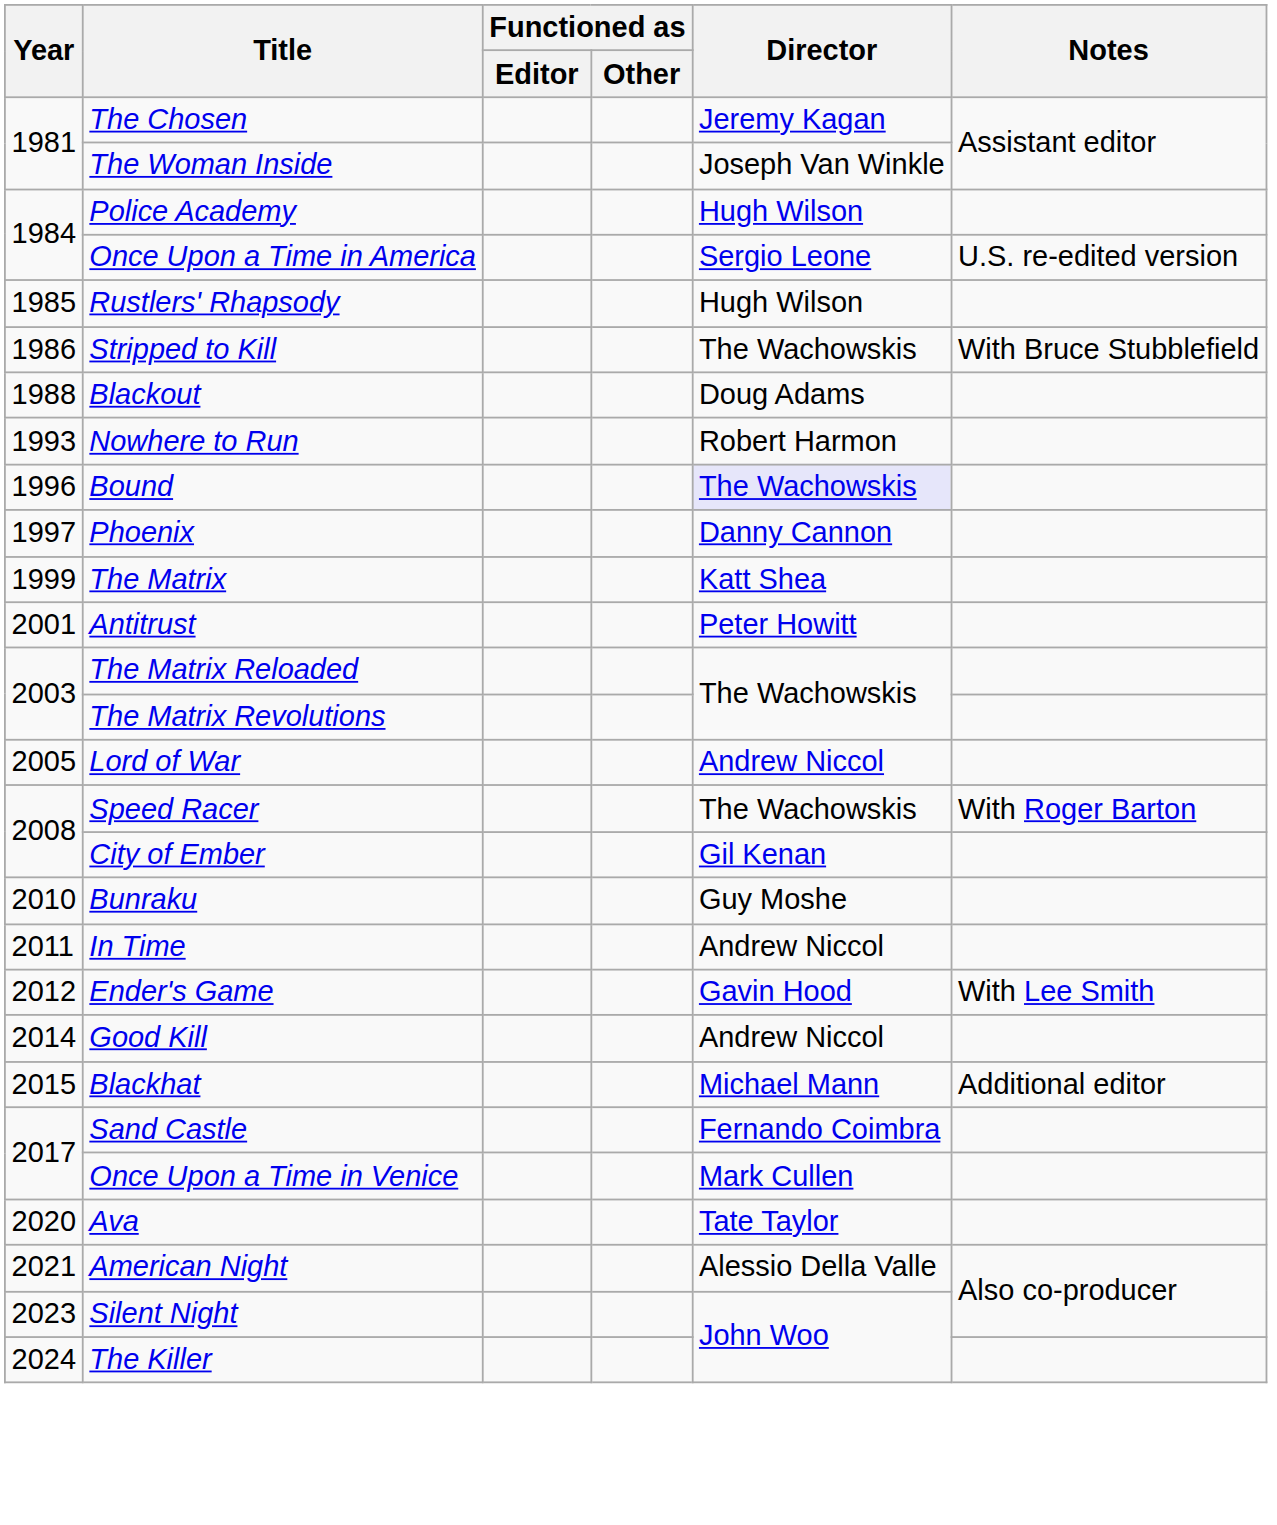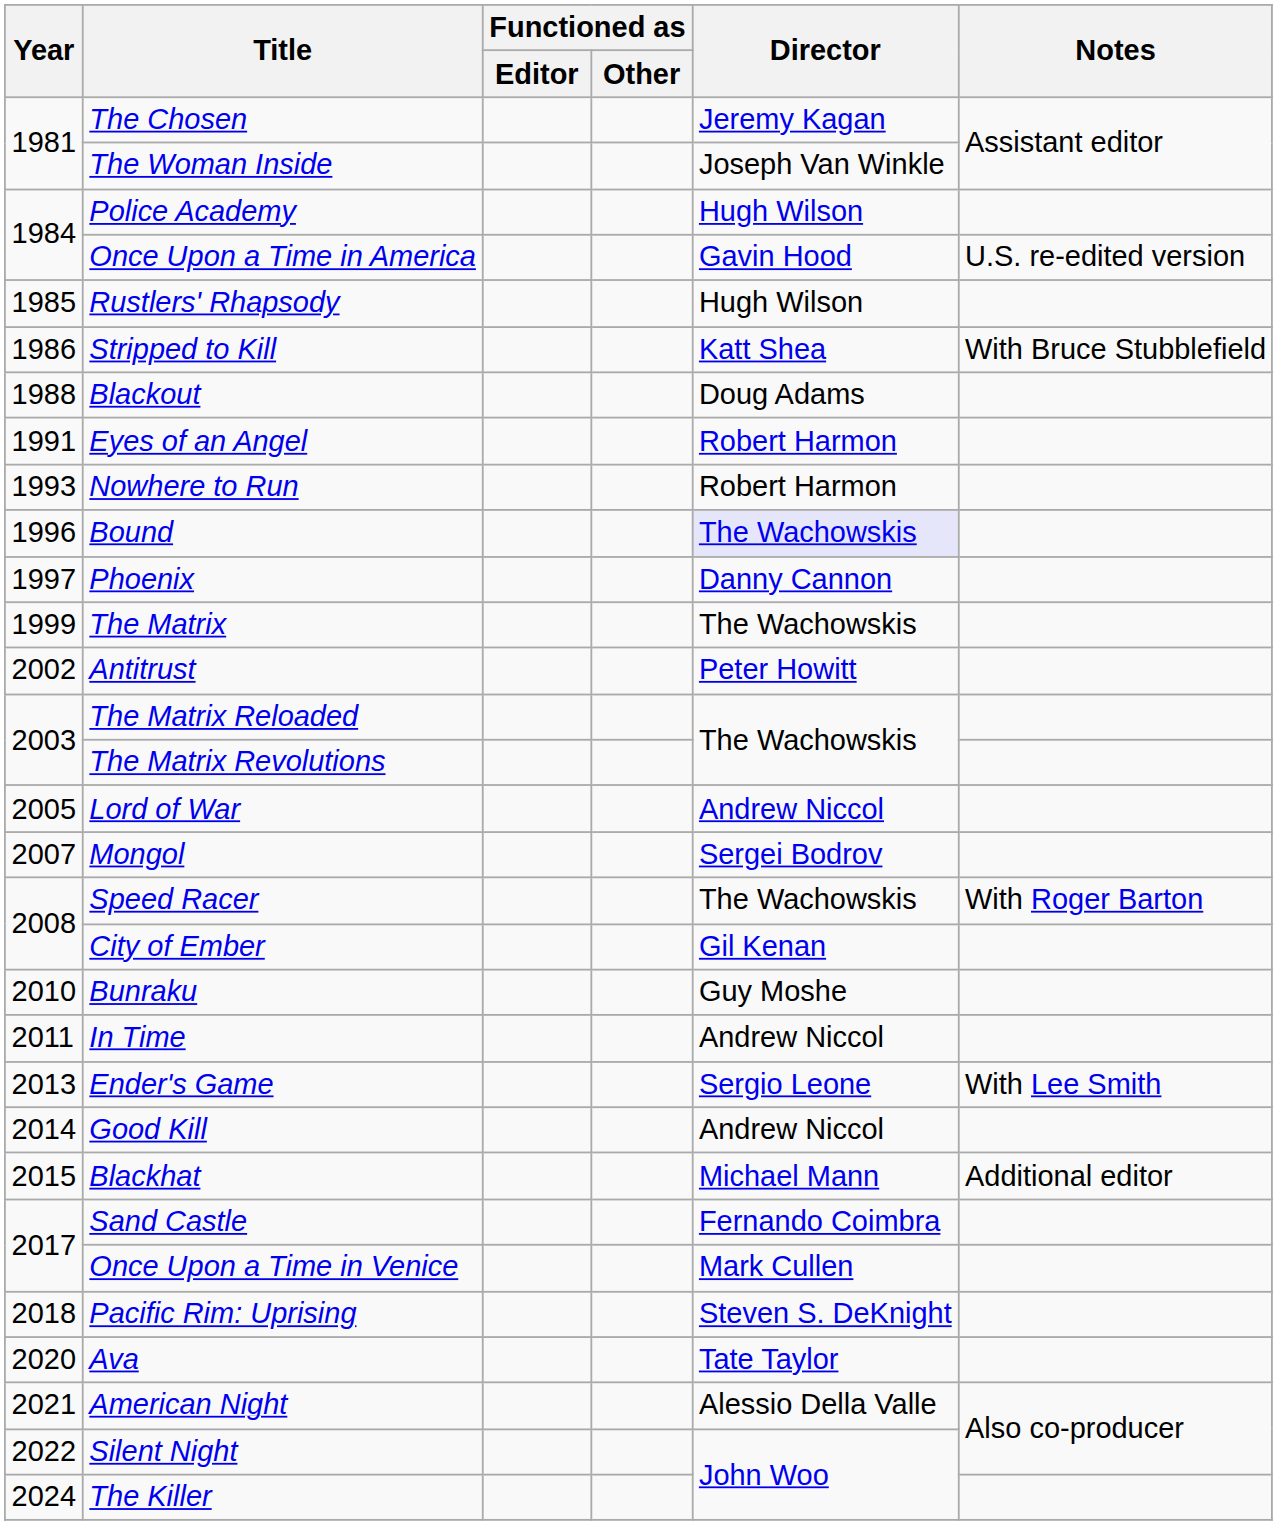(785, 257) Sergio Leone -> (775, 257) Gavin Hood
(808, 348) The Wachowskis -> (763, 348) Katt Shea
+ row: (198, 440)
(763, 578) Katt Shea -> (808, 624) The Wachowskis
(44, 624) 2001 -> (44, 670) 2002
+ row: (137, 854)
(44, 991) 2012 -> (44, 1083) 2013
(775, 991) Gavin Hood -> (785, 1083) Sergio Leone
+ row: (223, 1313)
(44, 1313) 2023 -> (44, 1451) 2022
